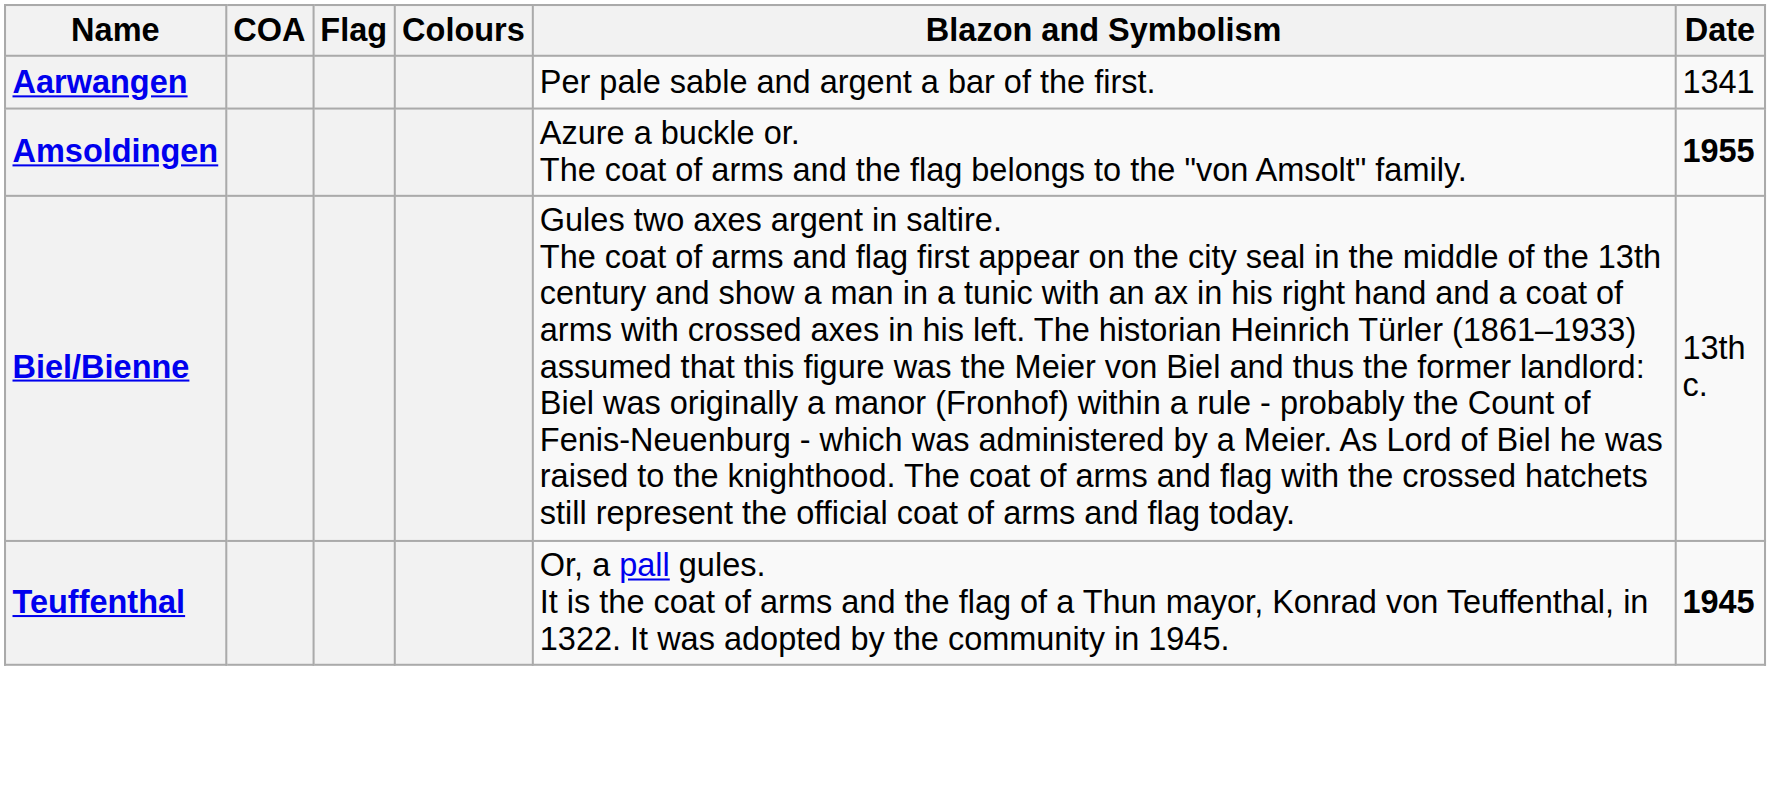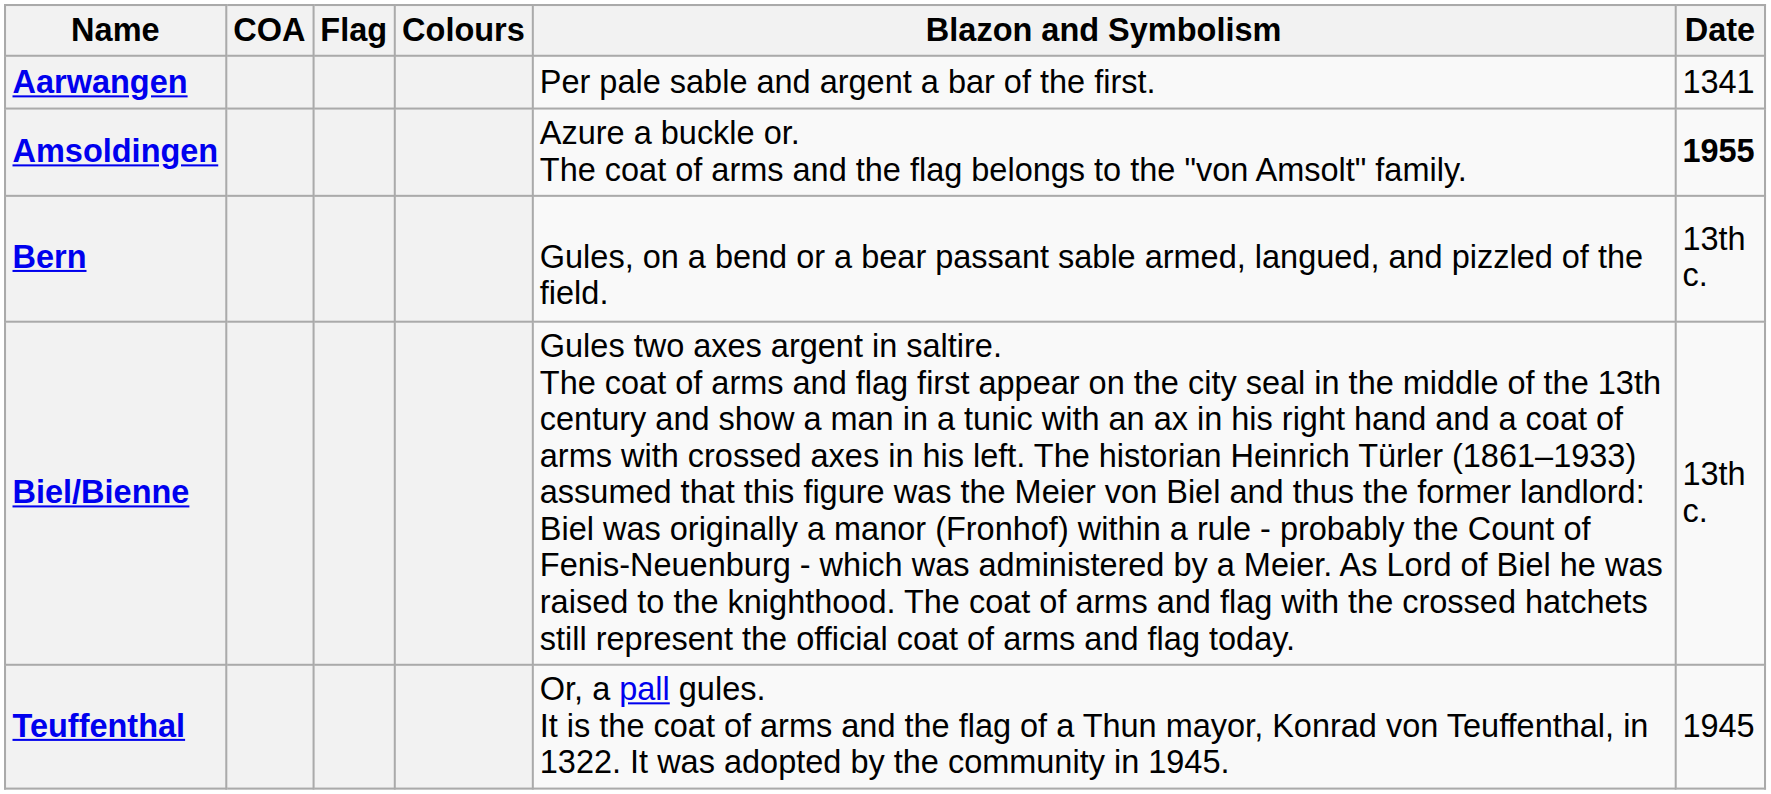+ row: (50, 257)
(1719, 601) bold -> (1719, 726) normal
